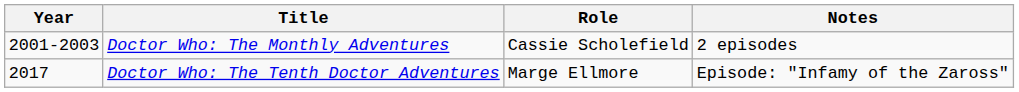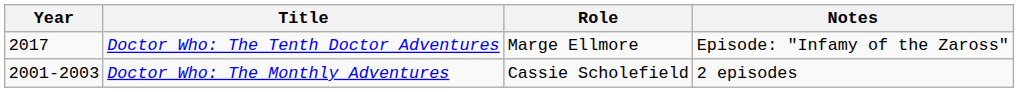rows swapped: (278, 46) <-> (303, 73)
